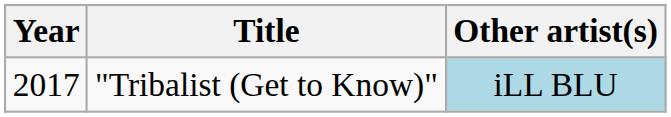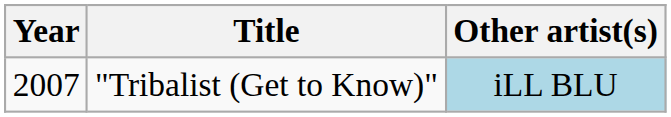(46, 84) 2017 -> (46, 84) 2007
